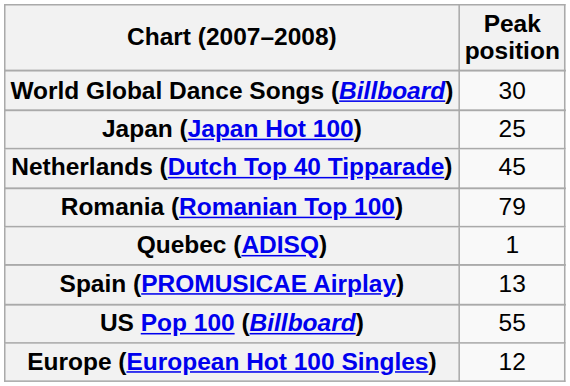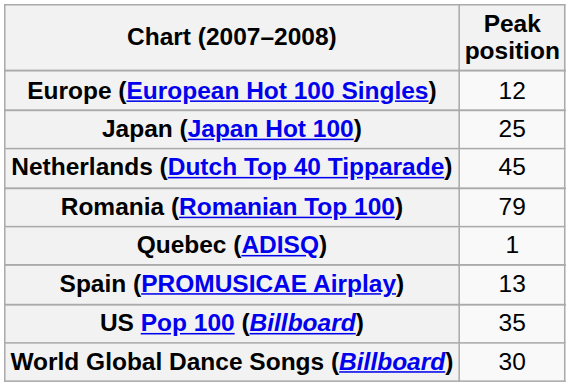rows swapped: (232, 362) <-> (232, 90)
(512, 323) 55 -> (512, 323) 35
